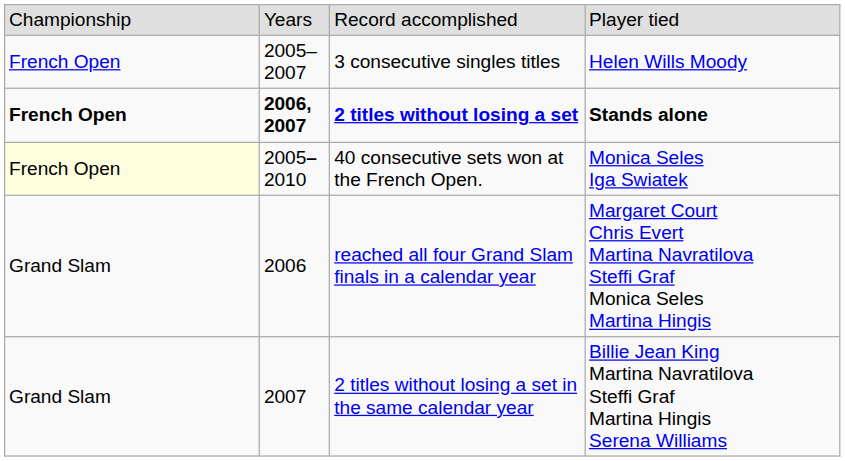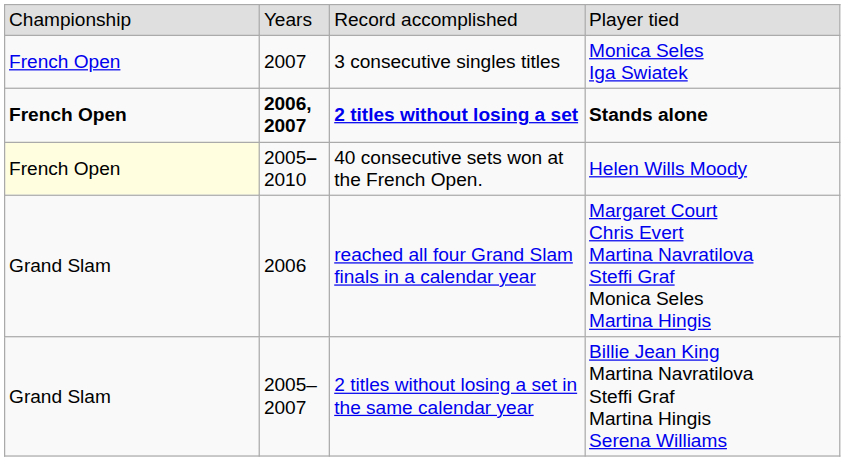(290, 61) 2005–2007 -> (285, 61) 2007
(668, 61) Helen Wills Moody -> (646, 61) Monica Seles Iga Swiatek
(646, 167) Monica Seles Iga Swiatek -> (668, 167) Helen Wills Moody
(285, 395) 2007 -> (290, 395) 2005–2007
